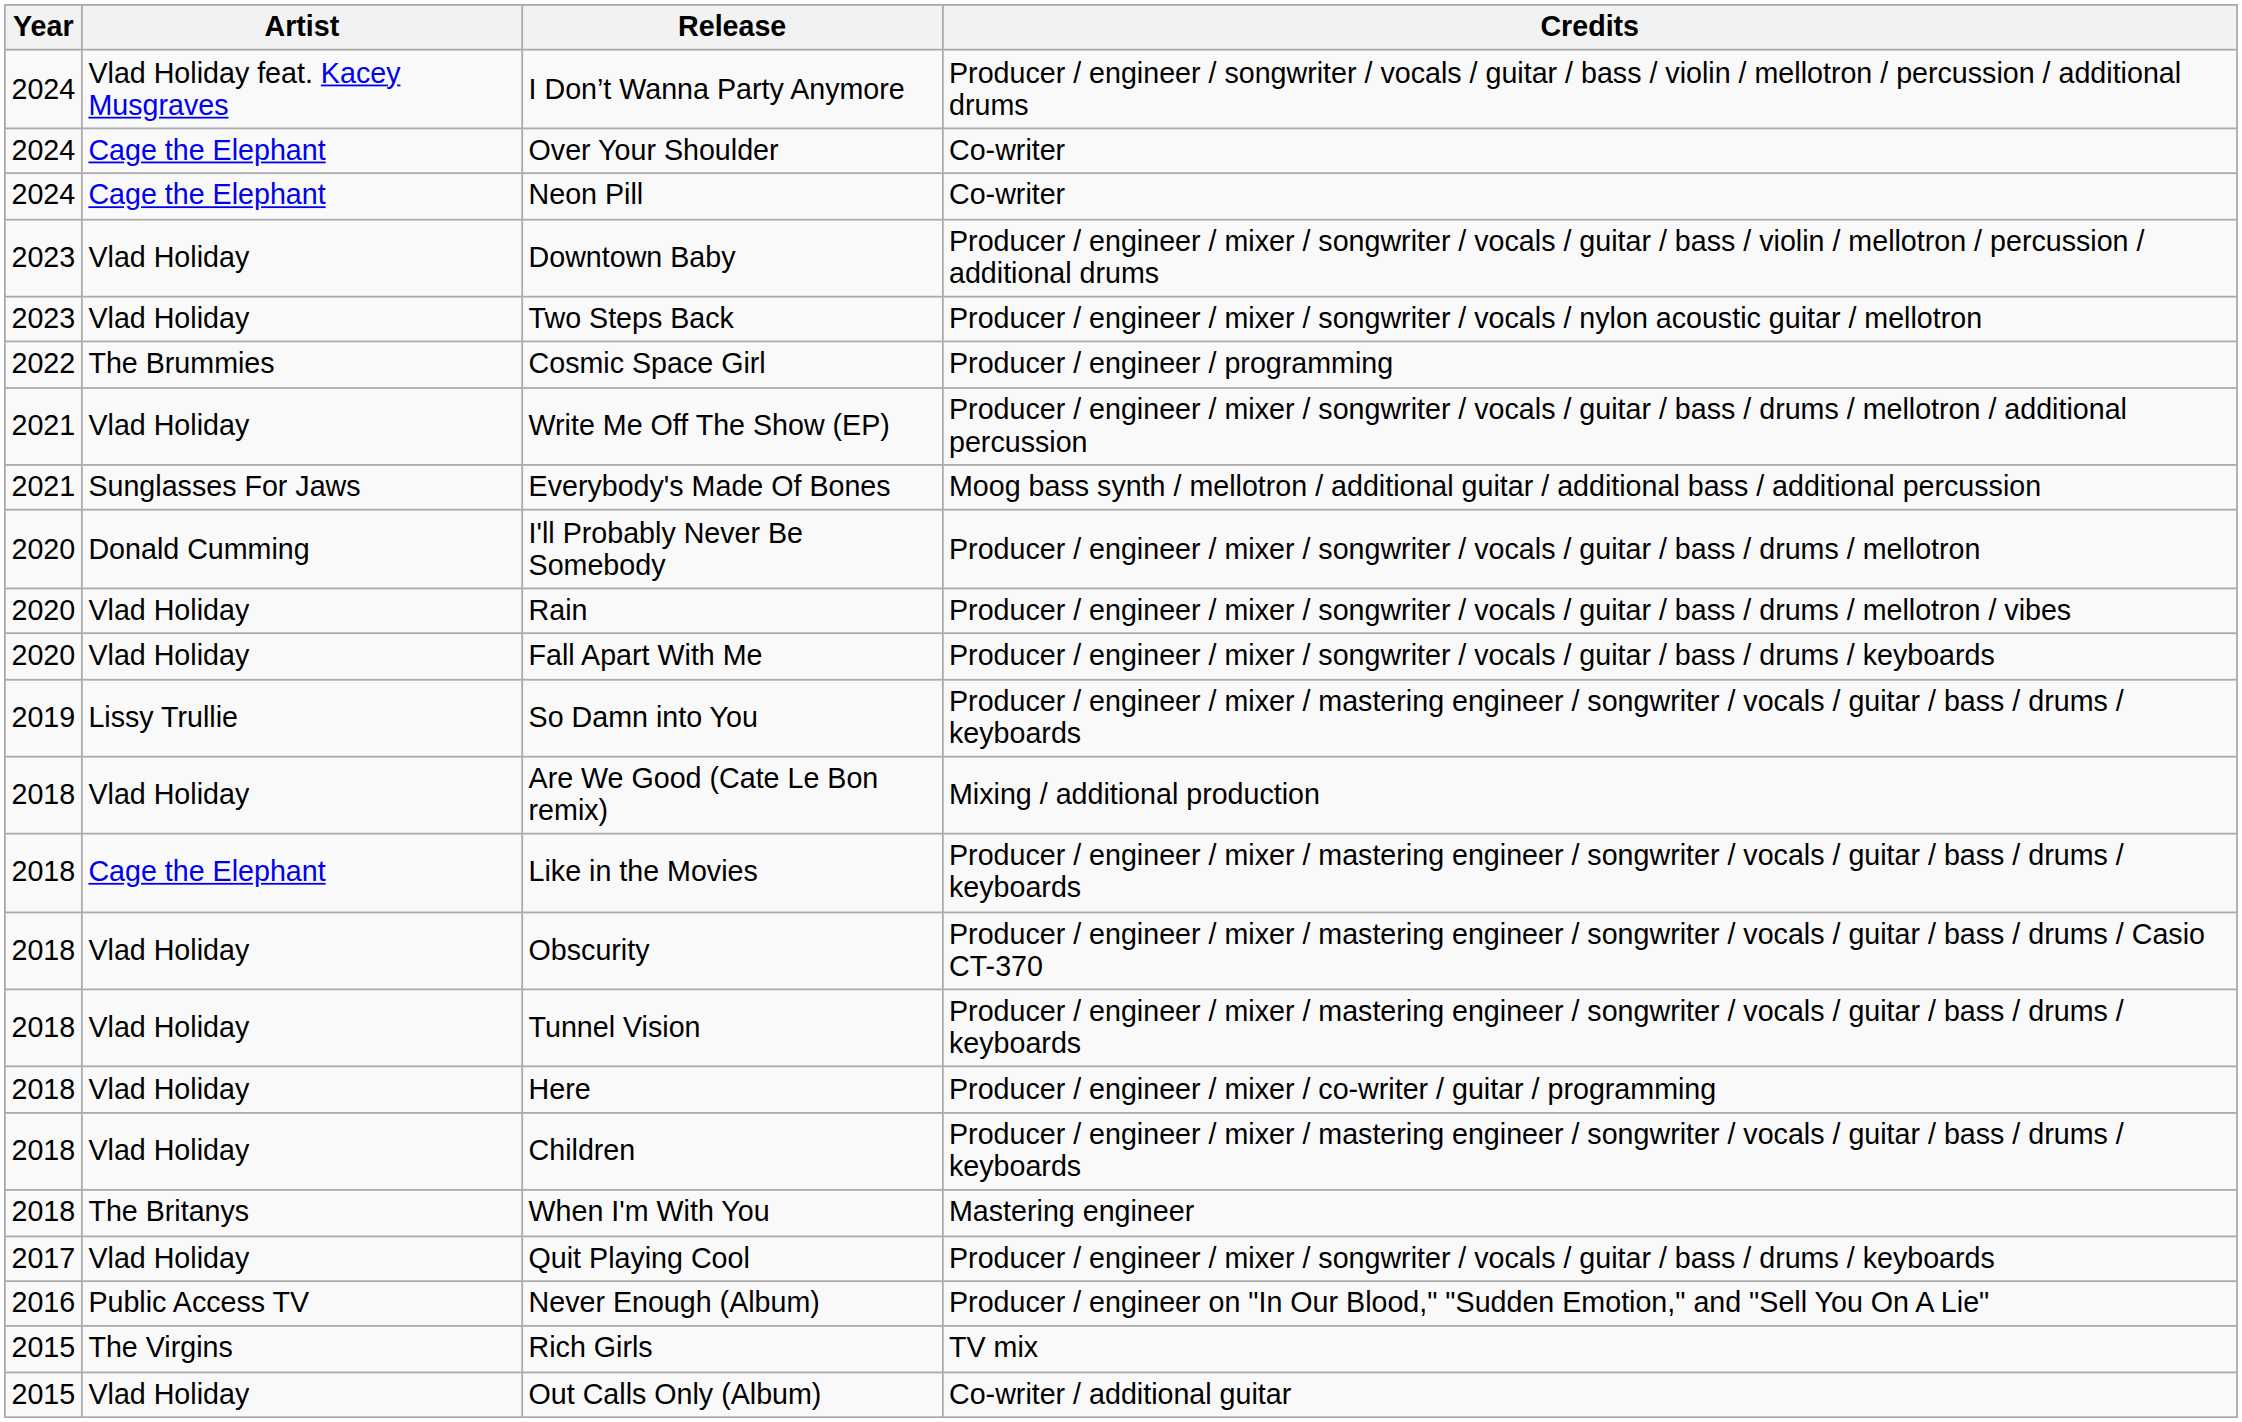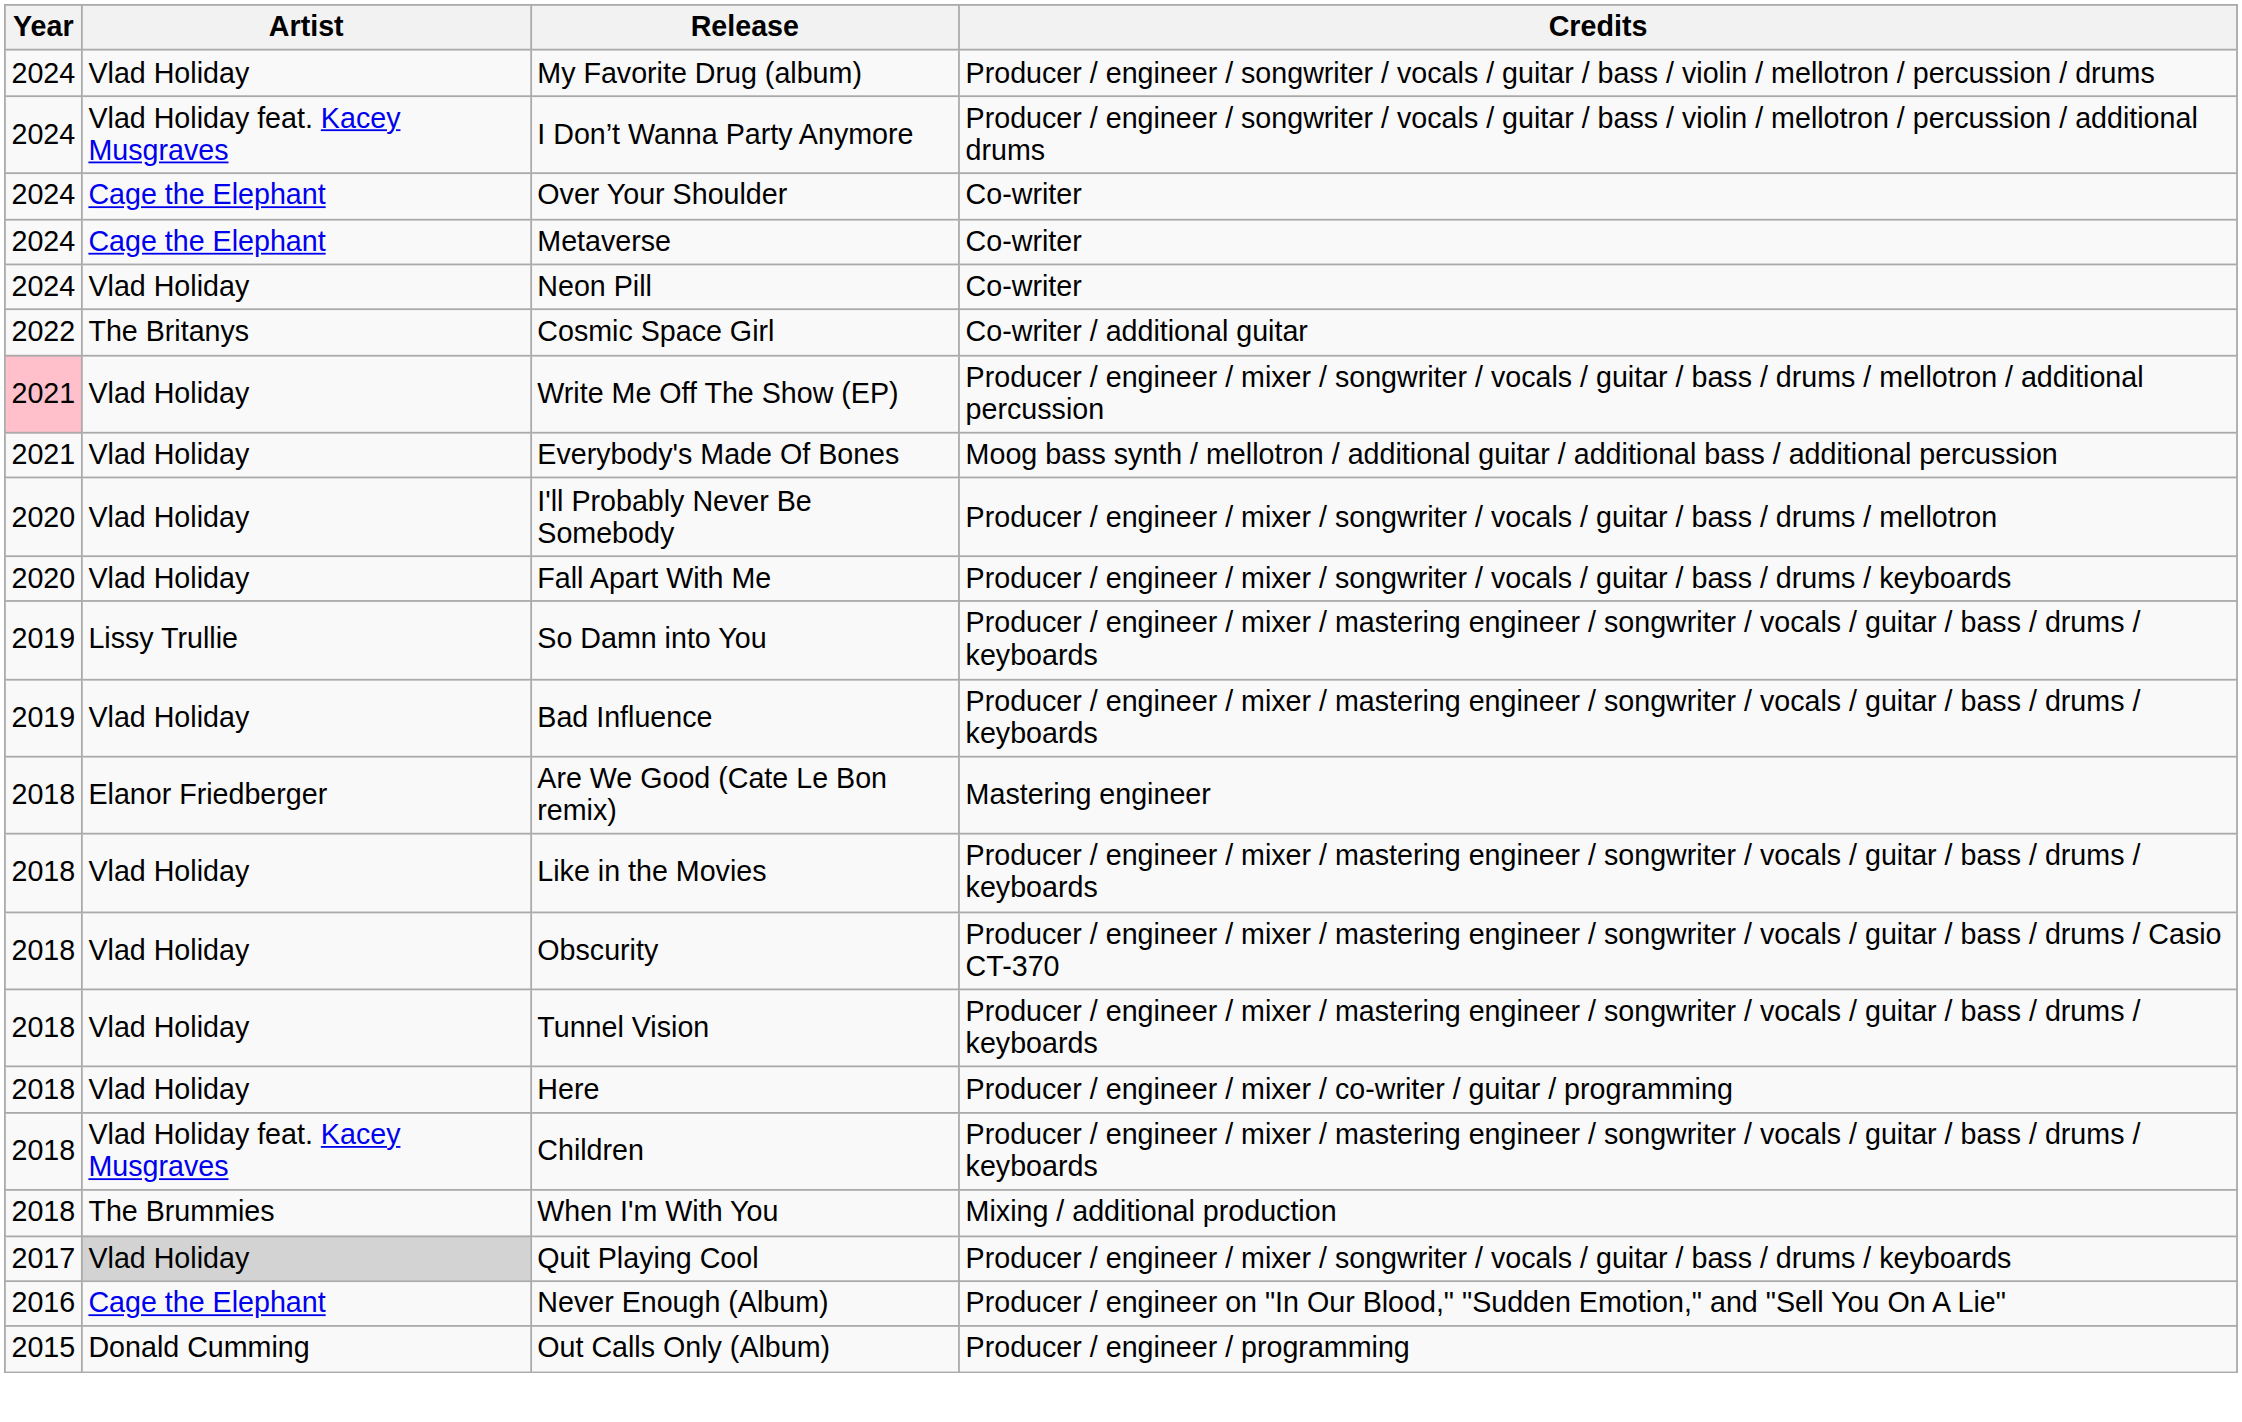+ row: (700, 72)
+ row: (604, 241)
(207, 195) Cage the Elephant -> (169, 286) Vlad Holiday
- row: (632, 257)
- row: (631, 318)
(182, 364) The Brummies -> (169, 331) The Britanys
(1171, 364) Producer / engineer / programming -> (1137, 331) Co-writer / additional guitar
(43, 425) no background -> (43, 393) pink background
(225, 487) Sunglasses For Jaws -> (169, 455) Vlad Holiday
(199, 548) Donald Cumming -> (169, 516) Vlad Holiday
- row: (558, 610)
+ row: (625, 717)
(169, 794) Vlad Holiday -> (208, 794) Elanor Friedberger
(1134, 794) Mixing / additional production -> (1088, 794) Mastering engineer
(207, 872) Cage the Elephant -> (169, 872) Vlad Holiday
(169, 1150) Vlad Holiday -> (244, 1150) Vlad Holiday feat. Kacey Musgraves
(169, 1212) The Britanys -> (182, 1212) The Brummies
(1072, 1212) Mastering engineer -> (1151, 1212) Mixing / additional production
(169, 1257) no background -> (169, 1257) lightgrey background
(199, 1303) Public Access TV -> (207, 1303) Cage the Elephant
- row: (591, 1348)
(169, 1394) Vlad Holiday -> (199, 1348) Donald Cumming
(1120, 1394) Co-writer / additional guitar -> (1188, 1348) Producer / engineer / programming
